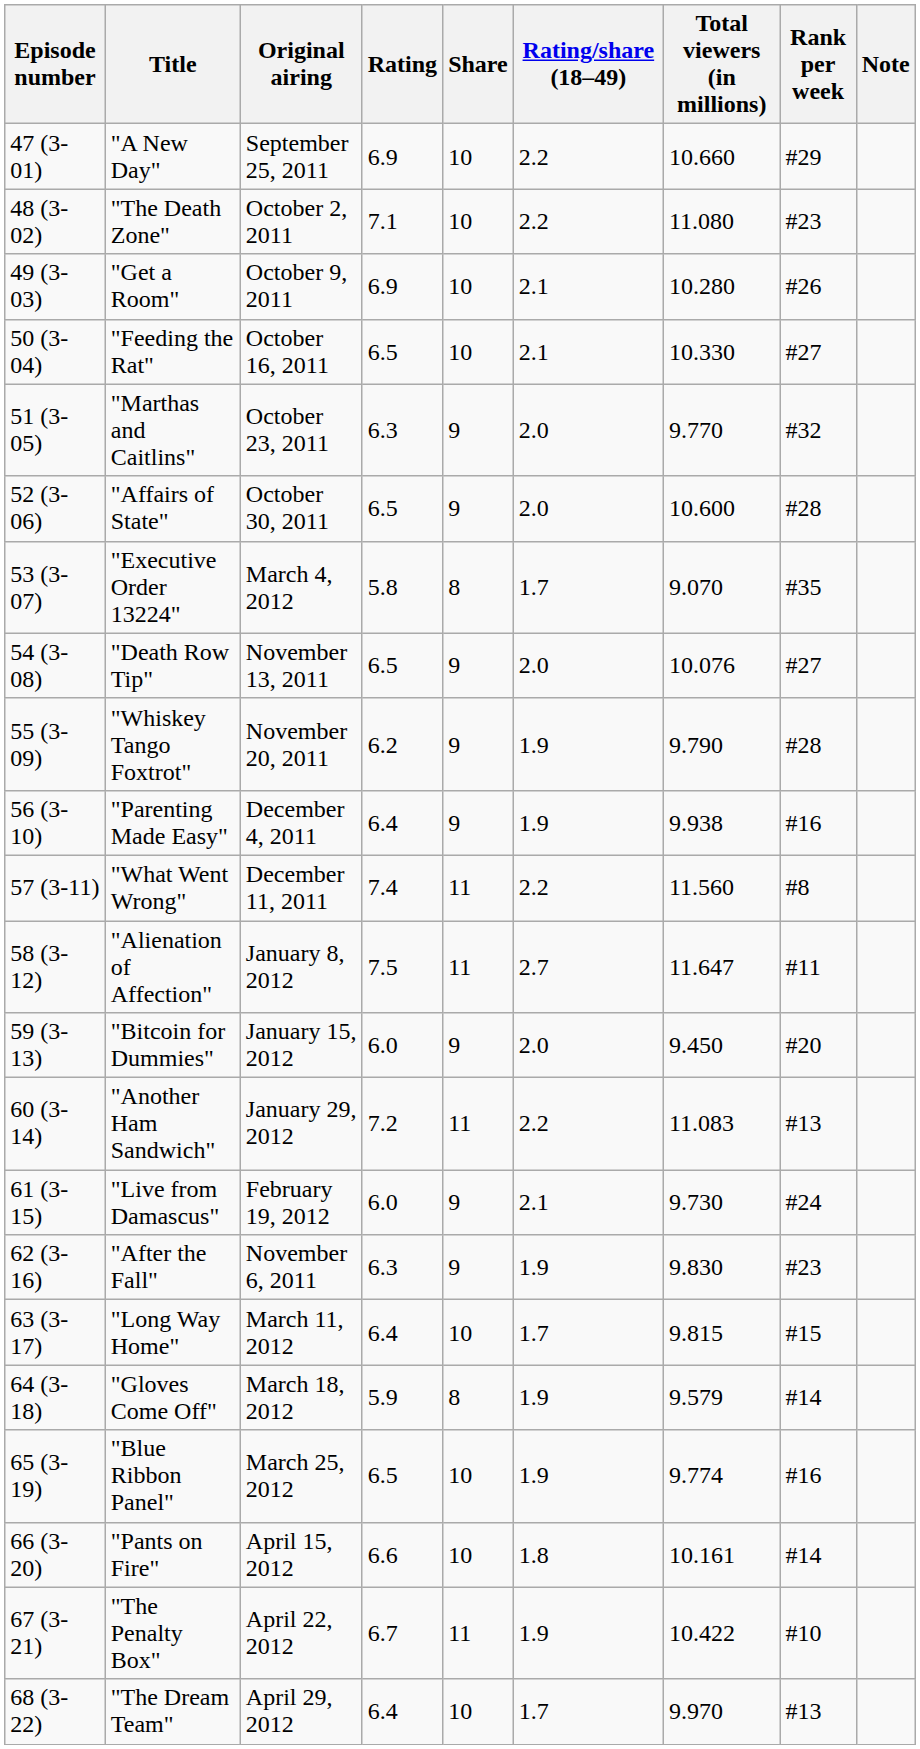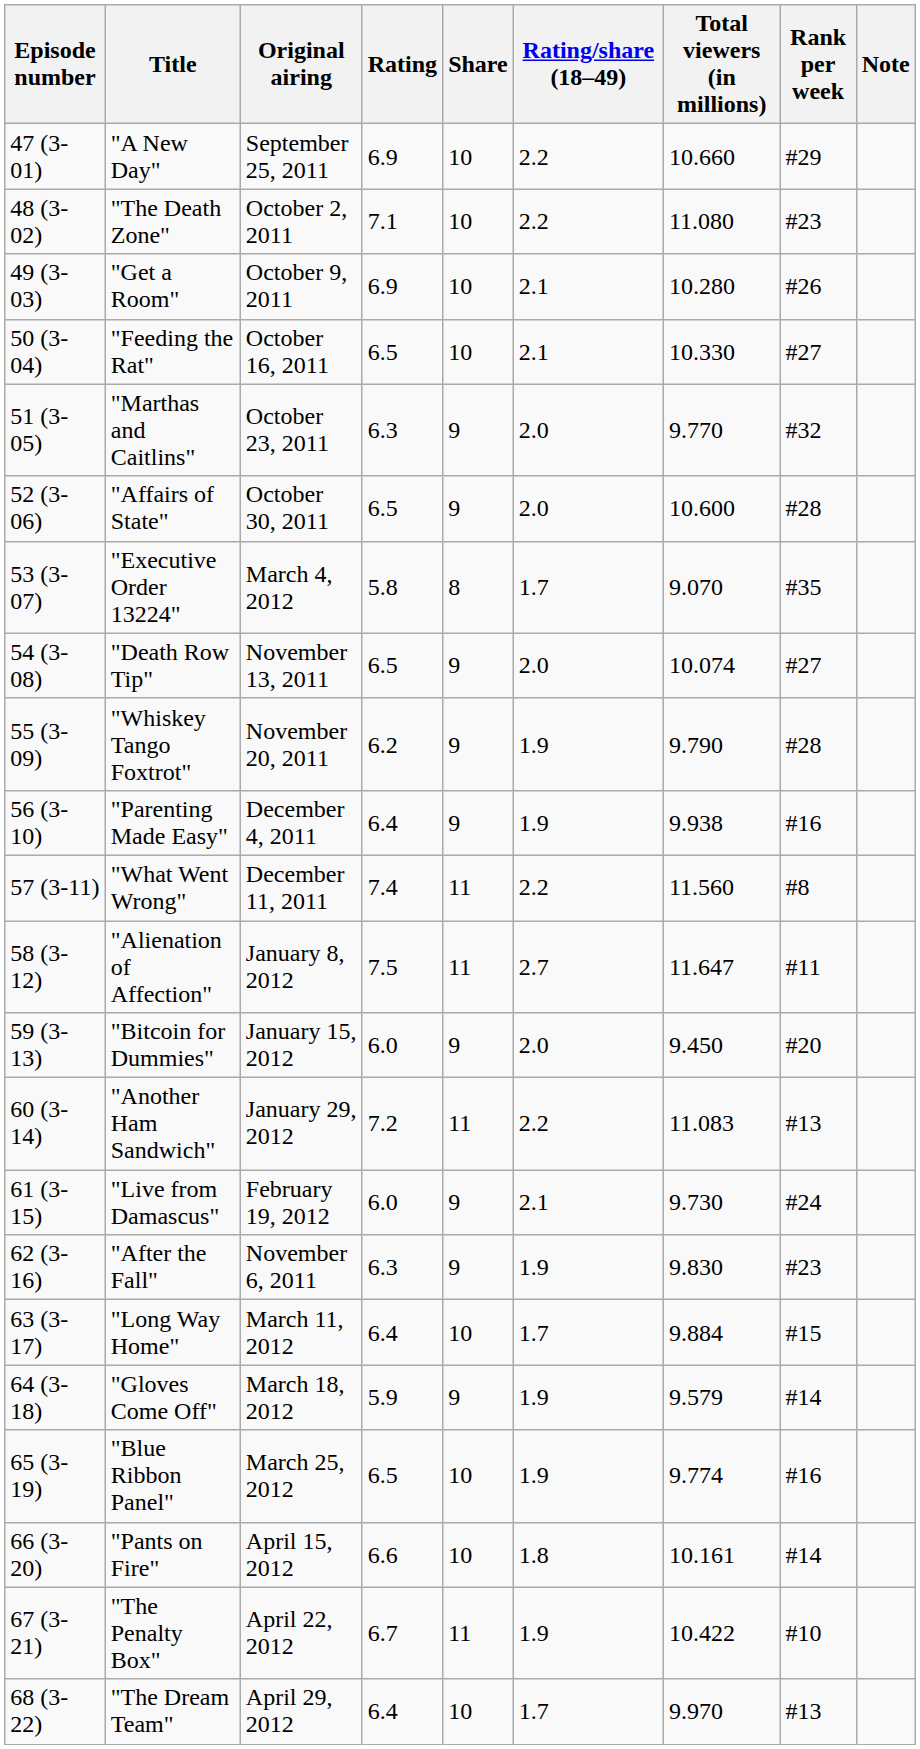(702, 665) 10.076 -> (702, 665) 10.074
(696, 1332) 9.815 -> (696, 1332) 9.884
(454, 1397) 8 -> (454, 1397) 9
